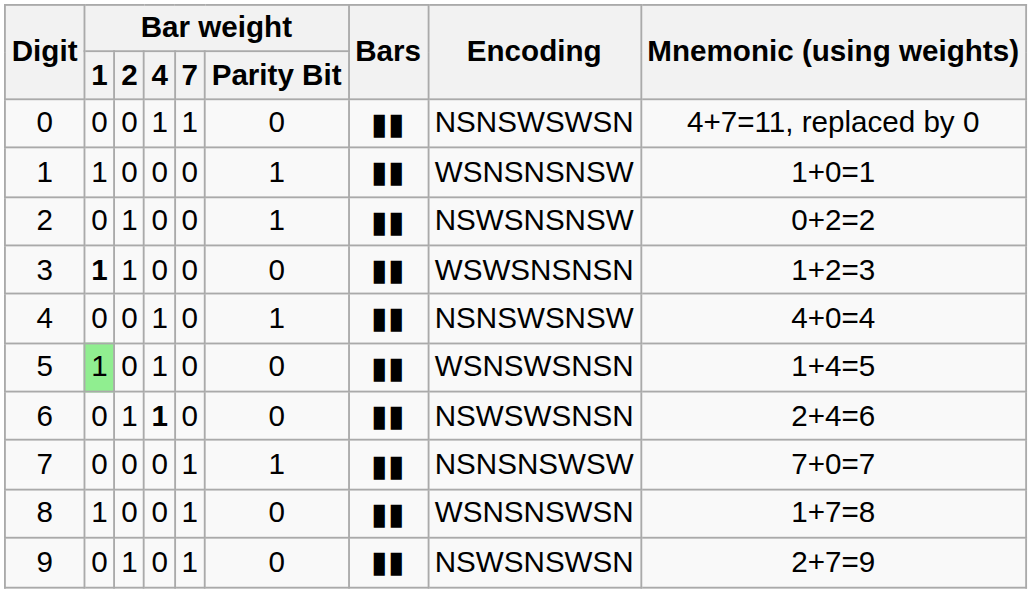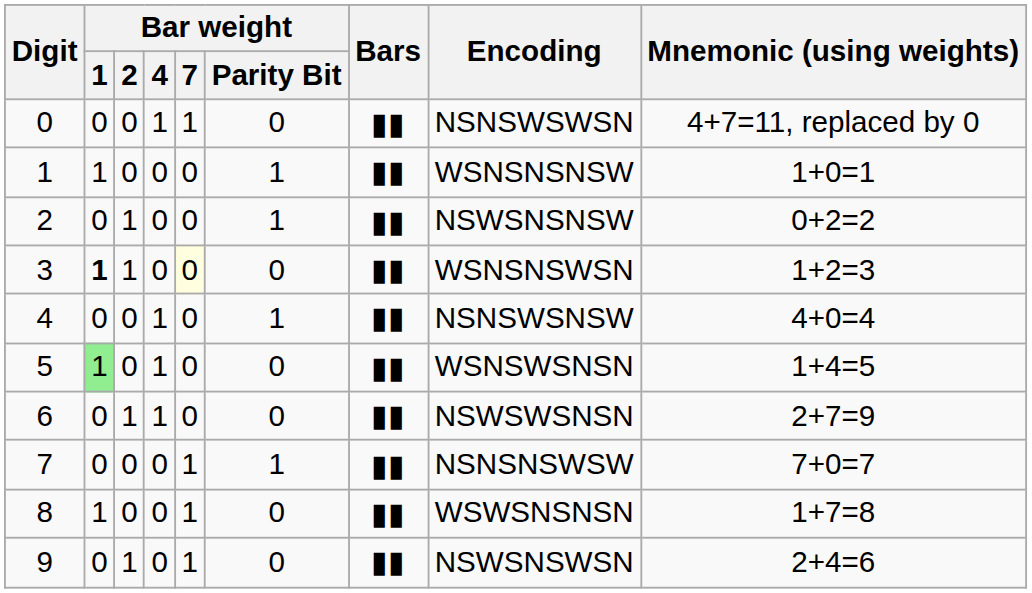(190, 269) no background -> (190, 269) lightyellow background
(534, 269) WSWSNSNSN -> (534, 269) WSNSNSWSN
(160, 415) bold -> (160, 415) normal
(833, 415) 2+4=6 -> (833, 415) 2+7=9
(534, 513) WSNSNSWSN -> (534, 513) WSWSNSNSN
(833, 561) 2+7=9 -> (833, 561) 2+4=6
